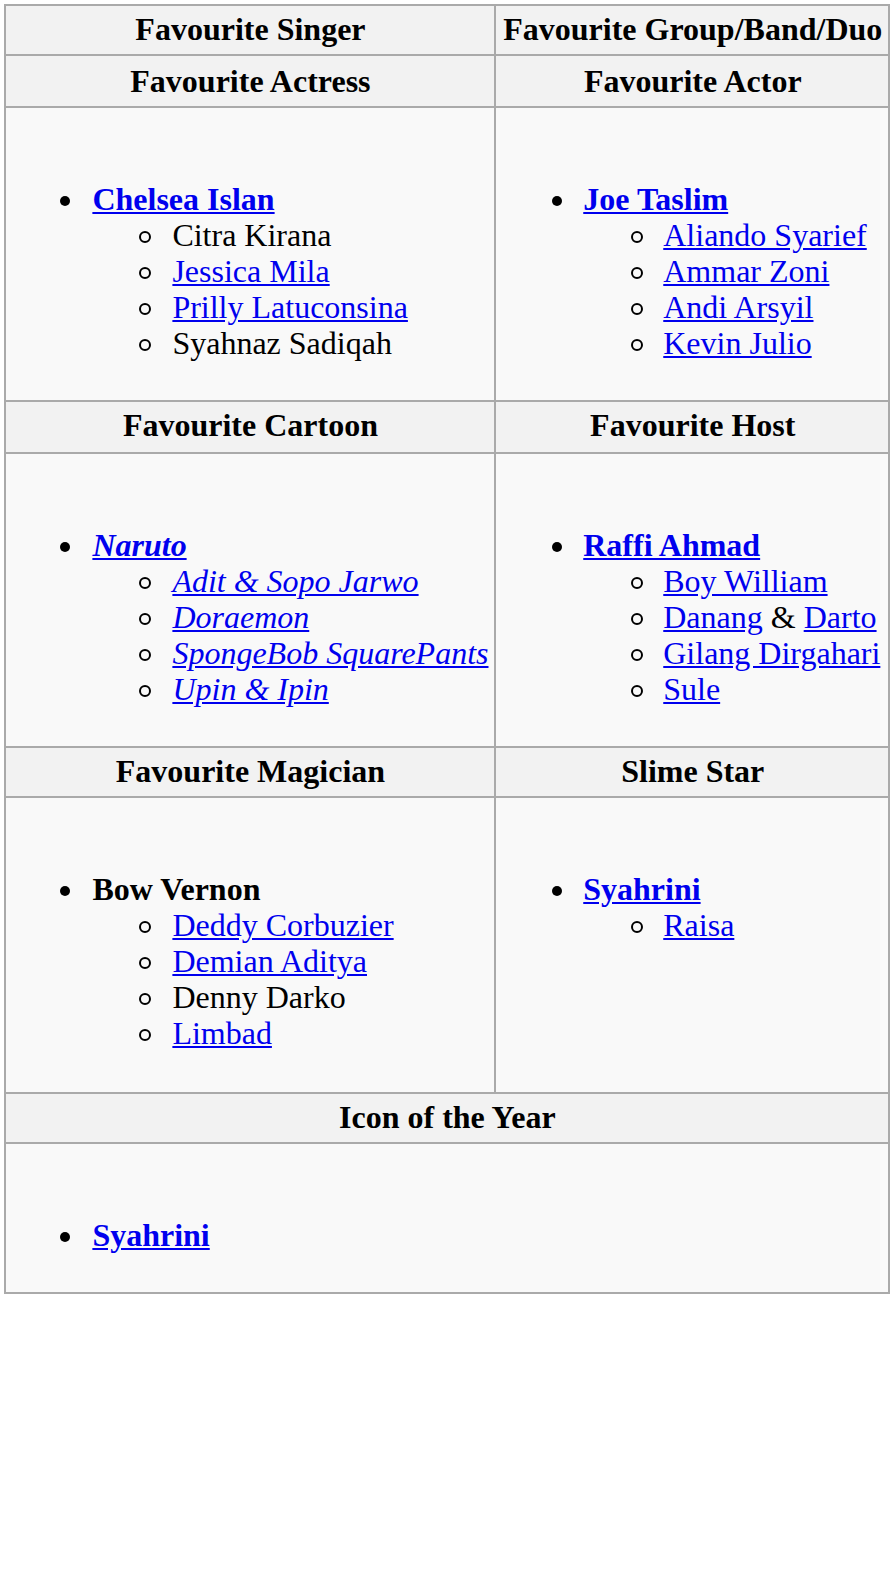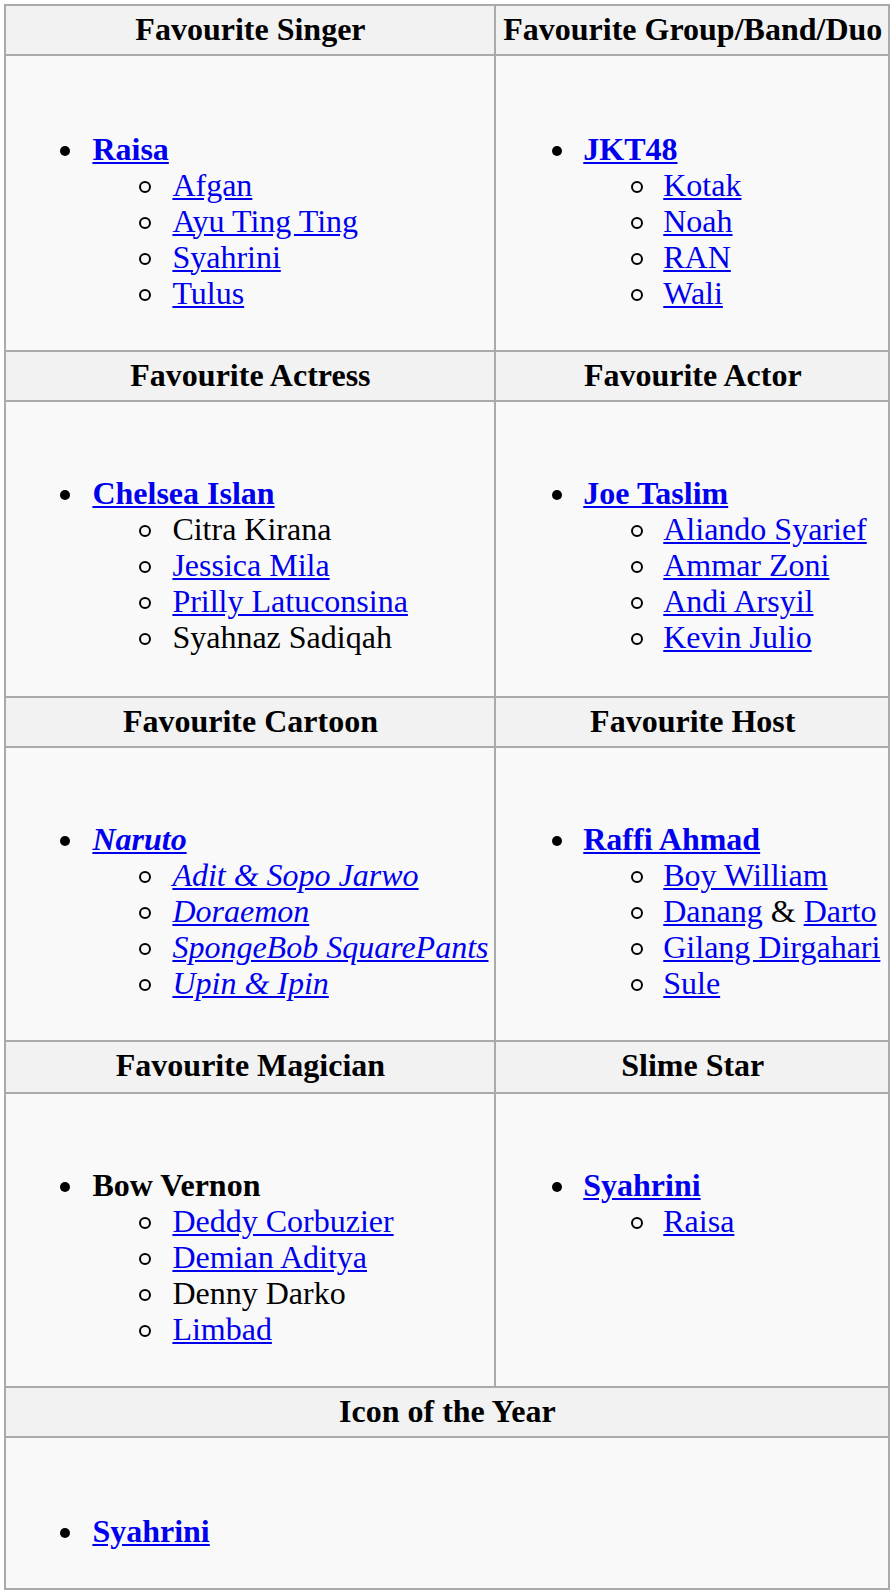+ row: (250, 221)
